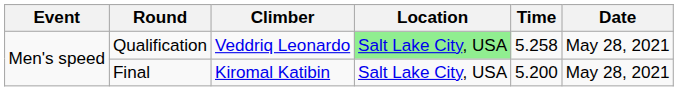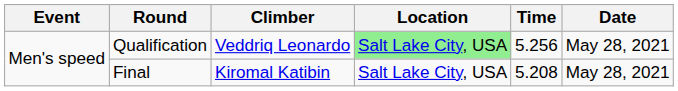(536, 45) 5.258 -> (536, 45) 5.256
(536, 72) 5.200 -> (536, 72) 5.208
